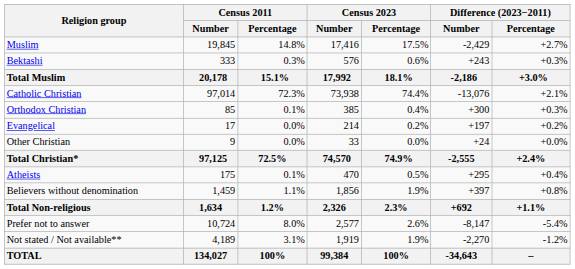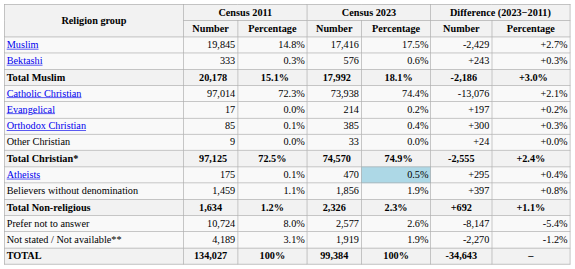rows swapped: (46, 110) <-> (31, 126)
(418, 175) no background -> (418, 175) lightblue background
